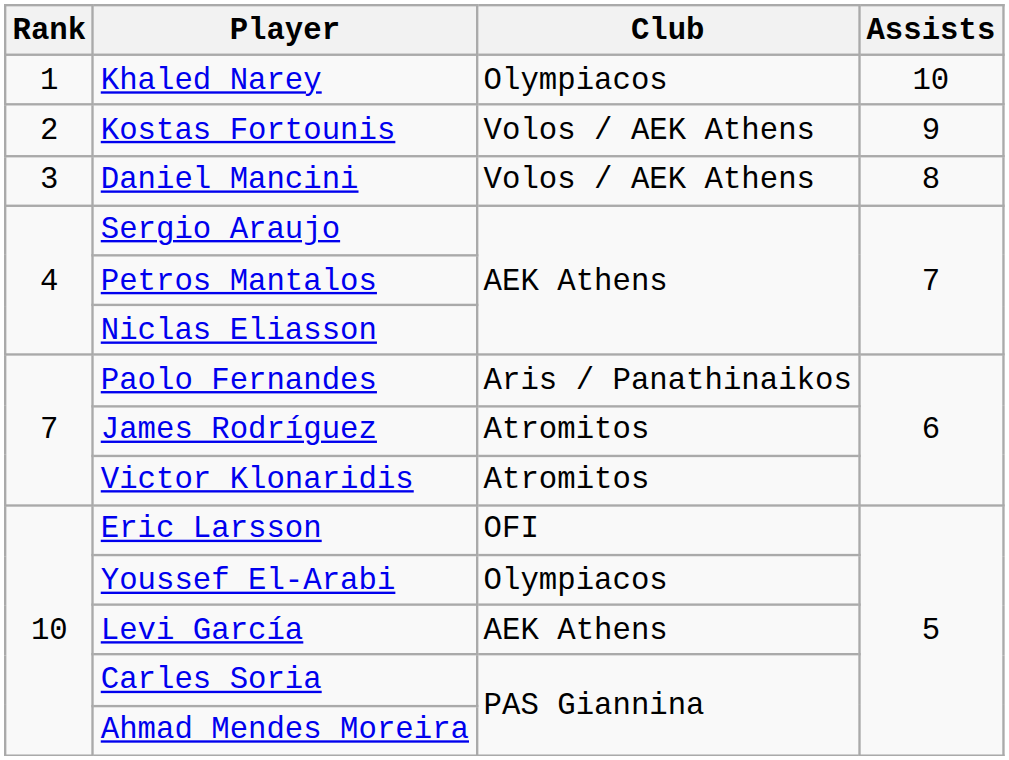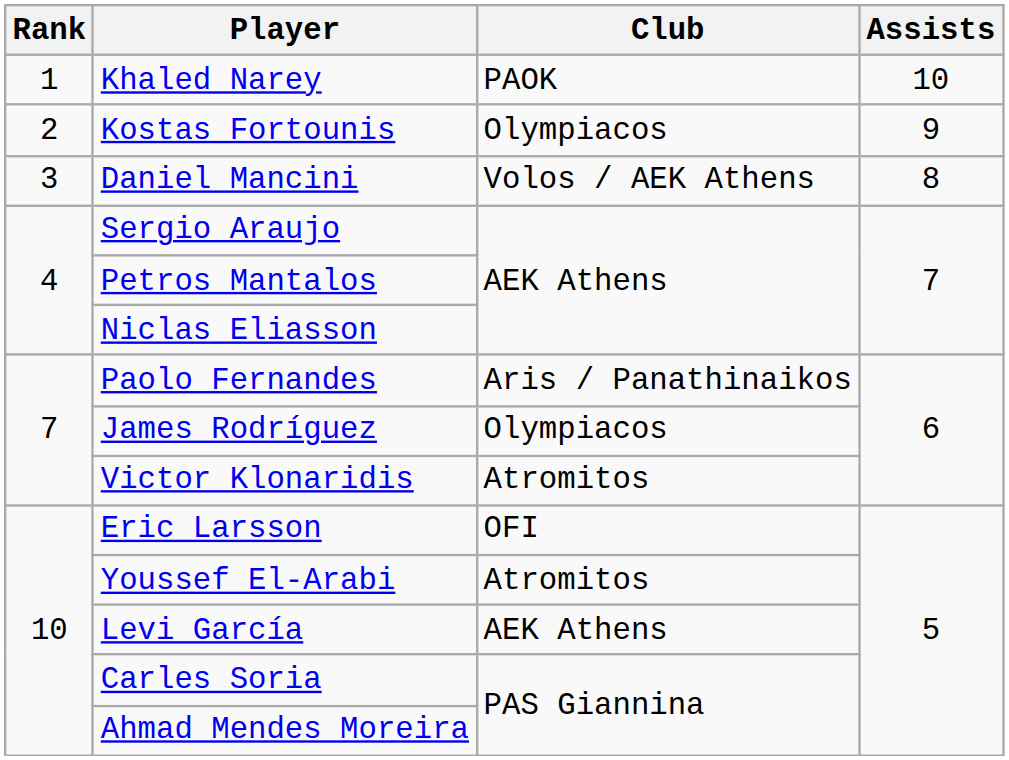(576, 80) Olympiacos -> (520, 80) PAOK
(649, 130) Volos / AEK Athens -> (576, 130) Olympiacos
(566, 430) Atromitos -> (576, 430) Olympiacos
(576, 580) Olympiacos -> (566, 580) Atromitos
